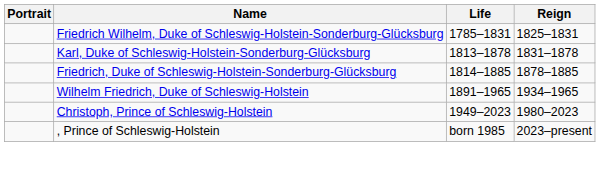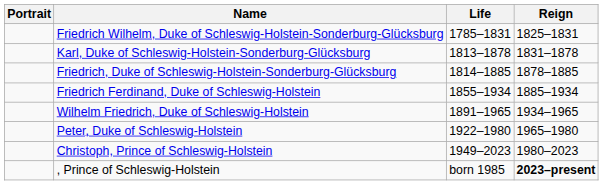+ row: (189, 92)
+ row: (150, 131)
(554, 131) normal -> (556, 170) bold
